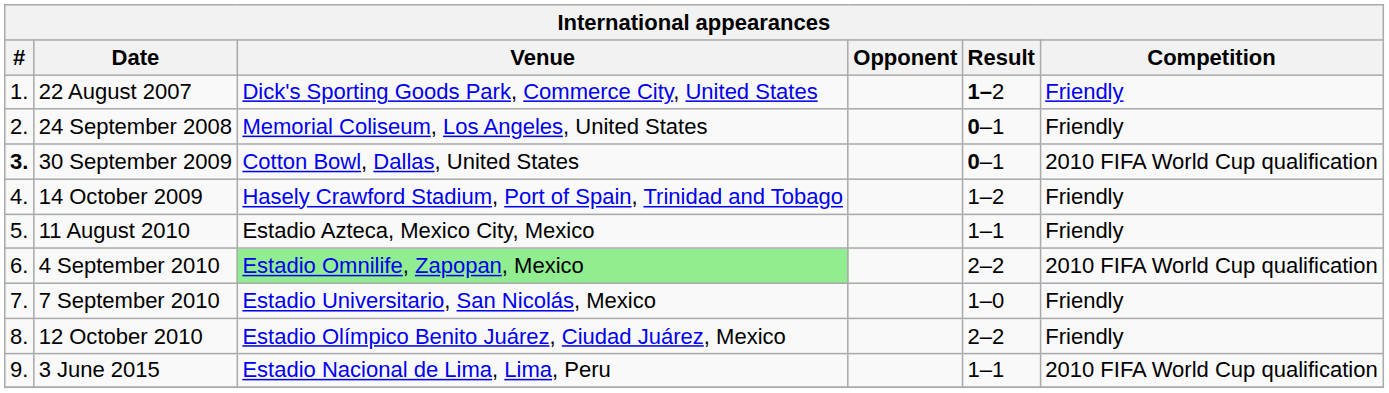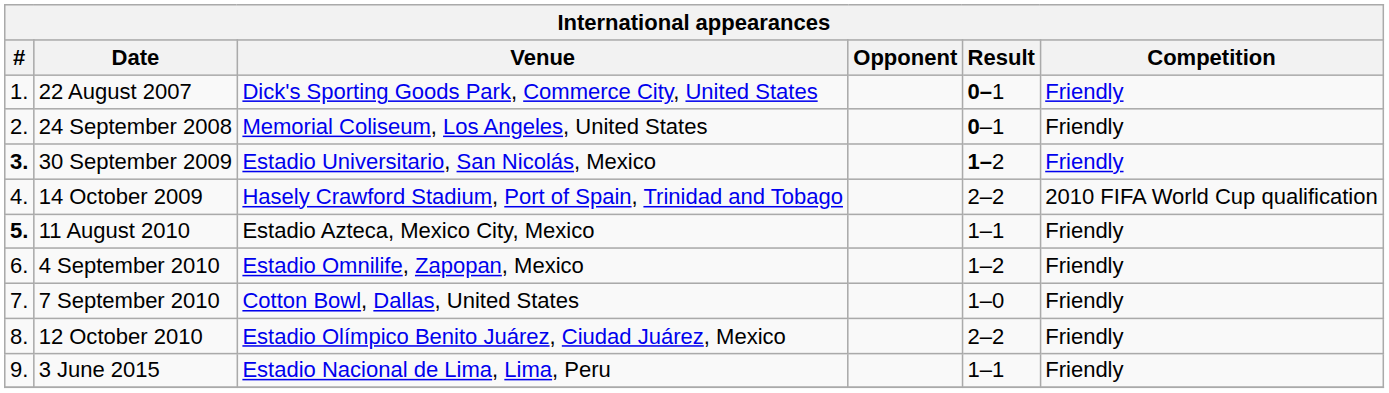(986, 92) 1–2 -> (986, 92) 0–1
(411, 162) Cotton Bowl, Dallas, United States -> (449, 162) Estadio Universitario, San Nicolás, Mexico
(986, 162) 0–1 -> (986, 162) 1–2
(1211, 162) 2010 FIFA World Cup qualification -> (1084, 162) Friendly
(986, 197) 1–2 -> (986, 197) 2–2
(1084, 197) Friendly -> (1211, 197) 2010 FIFA World Cup qualification
(19, 231) normal -> (19, 231) bold
(413, 266) lightgreen background -> (413, 266) no background
(986, 266) 2–2 -> (986, 266) 1–2
(1211, 266) 2010 FIFA World Cup qualification -> (1084, 266) Friendly
(449, 301) Estadio Universitario, San Nicolás, Mexico -> (411, 301) Cotton Bowl, Dallas, United States
(1211, 371) 2010 FIFA World Cup qualification -> (1084, 371) Friendly
